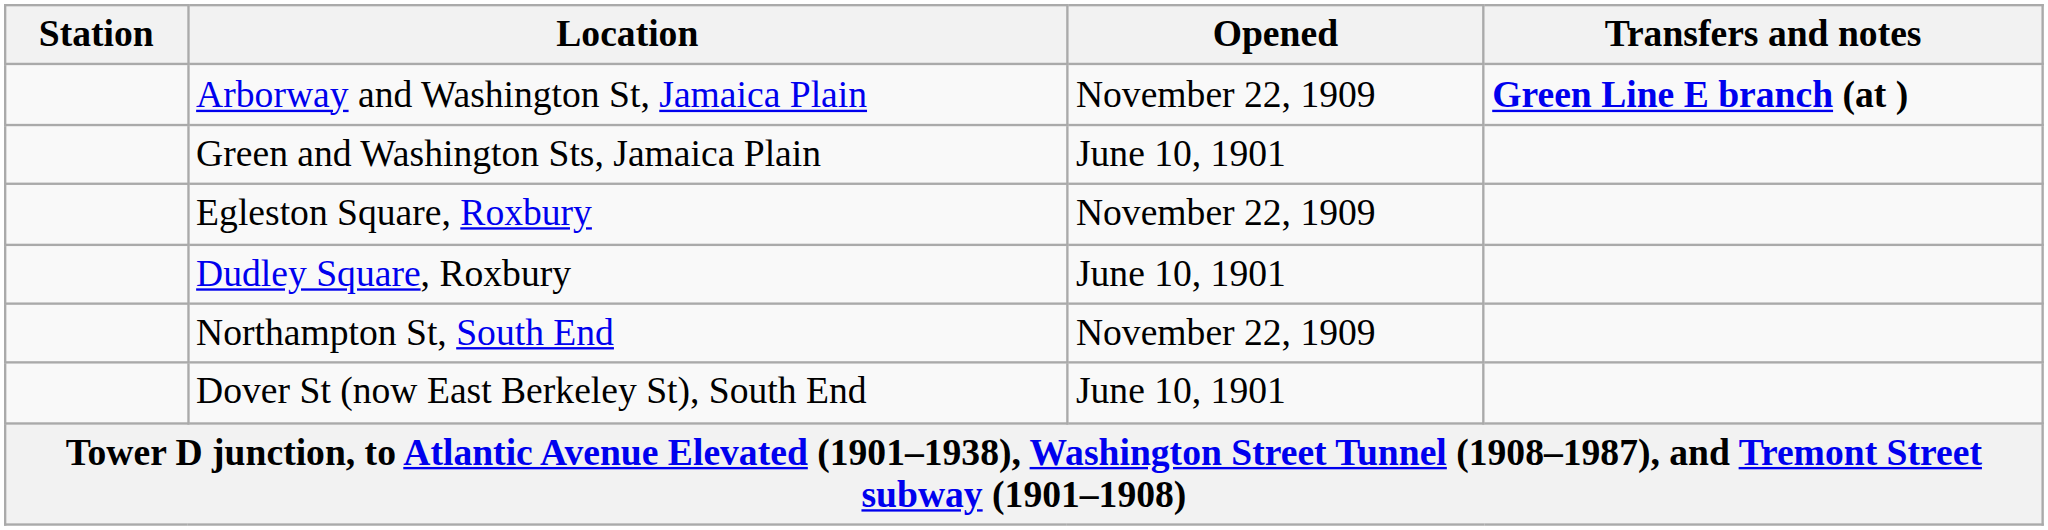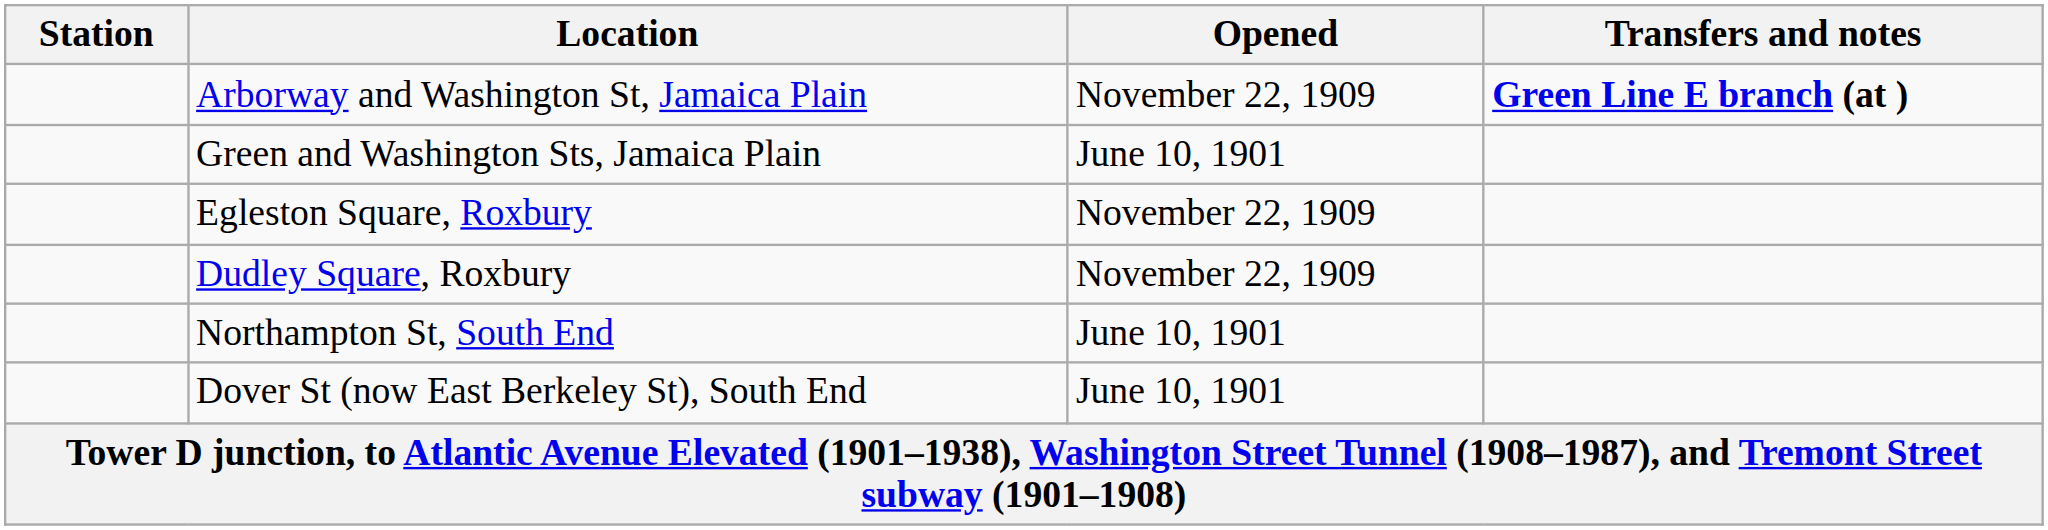(1181, 272) June 10, 1901 -> (1226, 272) November 22, 1909
(1226, 332) November 22, 1909 -> (1181, 332) June 10, 1901
